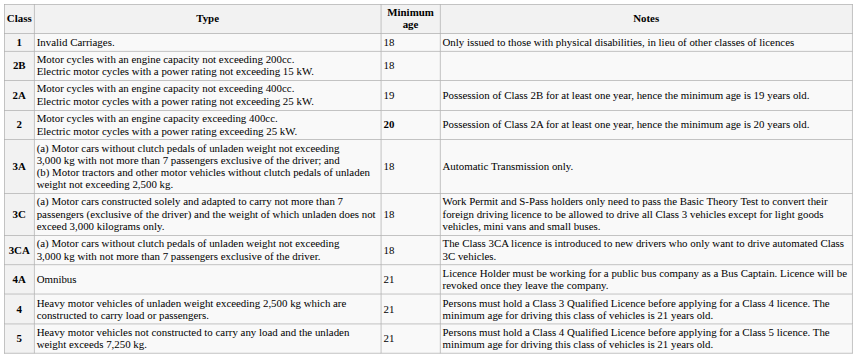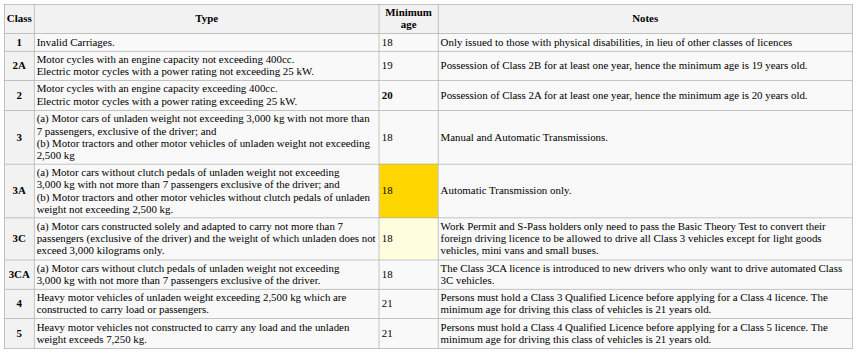- row: (19, 65)
+ row: (19, 137)
(389, 166) no background -> (387, 191) gold background
(389, 214) no background -> (387, 239) lightyellow background
- row: (19, 279)
